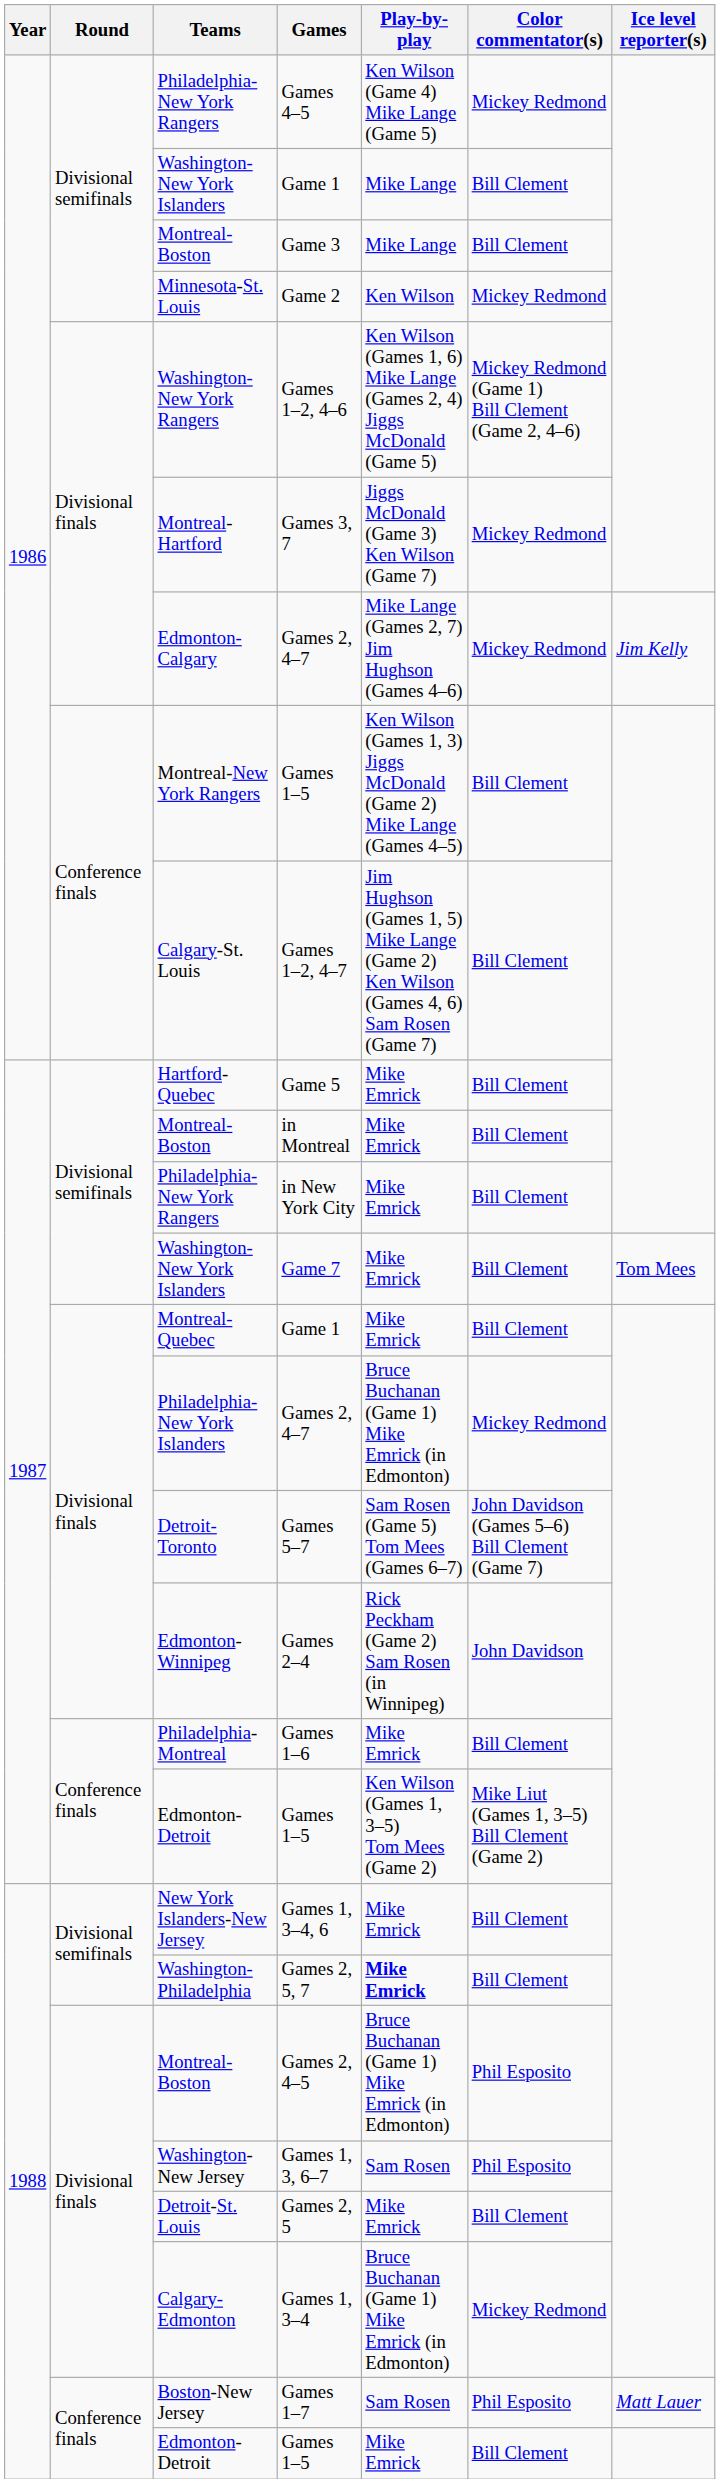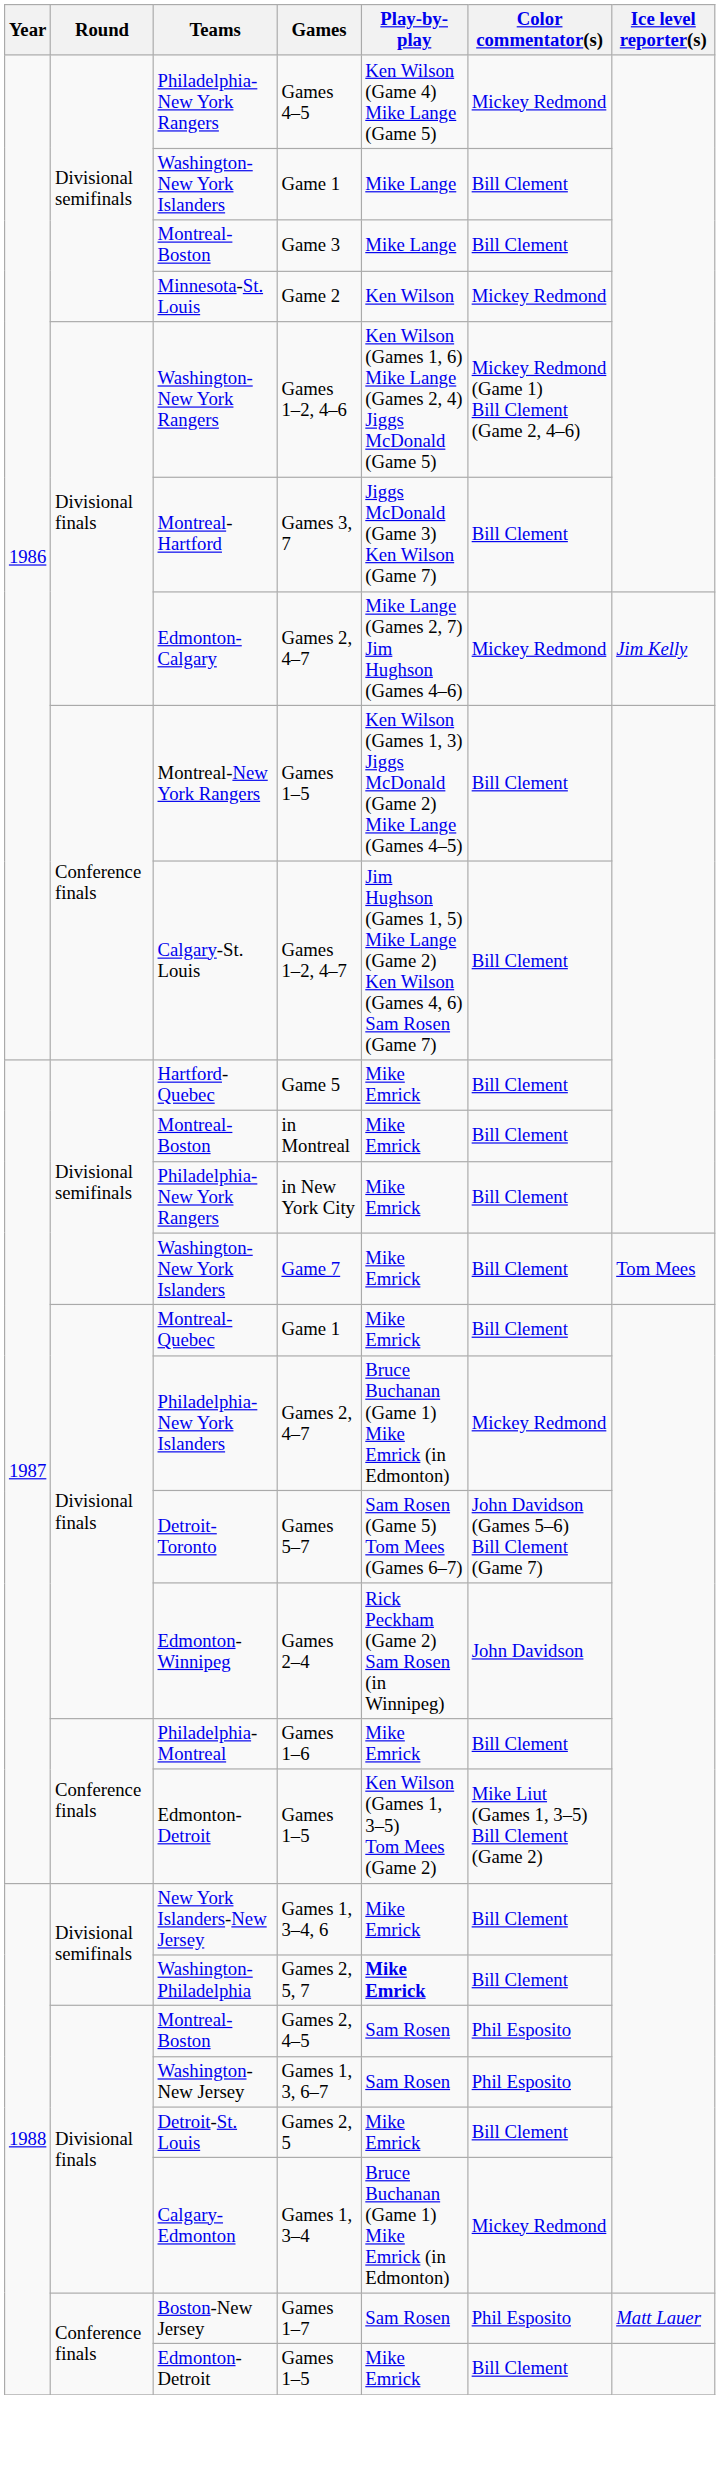(539, 534) Mickey Redmond -> (520, 534) Bill Clement
(407, 2072) Bruce Buchanan (Game 1) Mike Emrick (in Edmonton) -> (408, 2030) Sam Rosen
